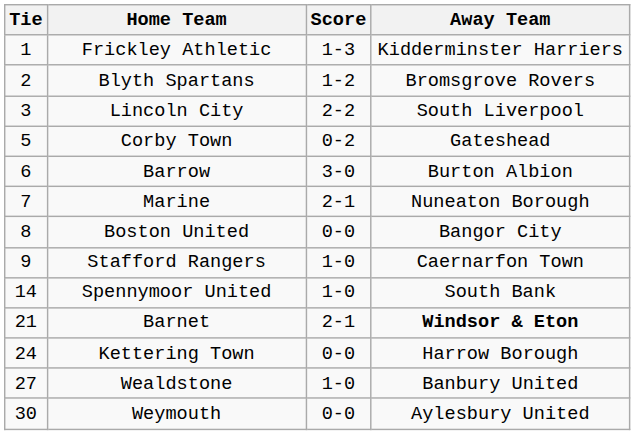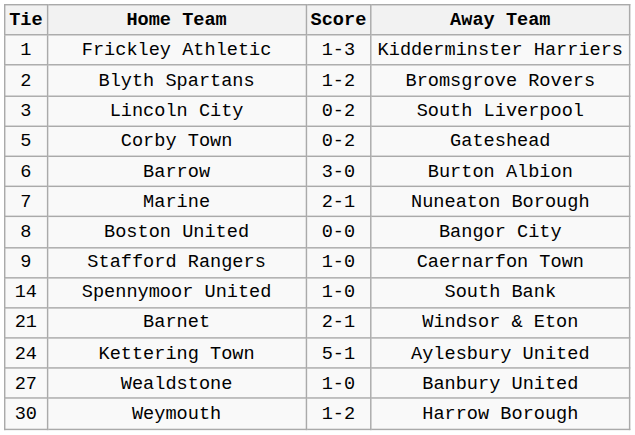(338, 111) 2-2 -> (338, 111) 0-2
(500, 323) bold -> (500, 323) normal
(338, 353) 0-0 -> (338, 353) 5-1
(500, 353) Harrow Borough -> (500, 353) Aylesbury United
(338, 414) 0-0 -> (338, 414) 1-2
(500, 414) Aylesbury United -> (500, 414) Harrow Borough
